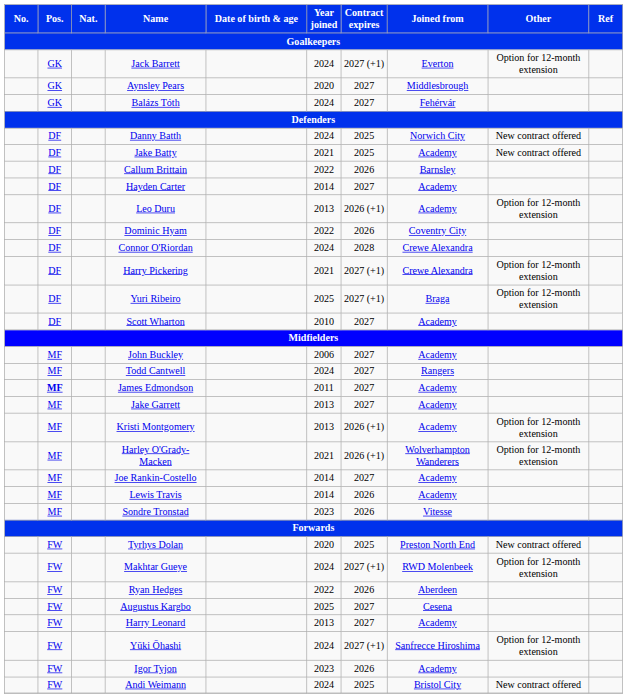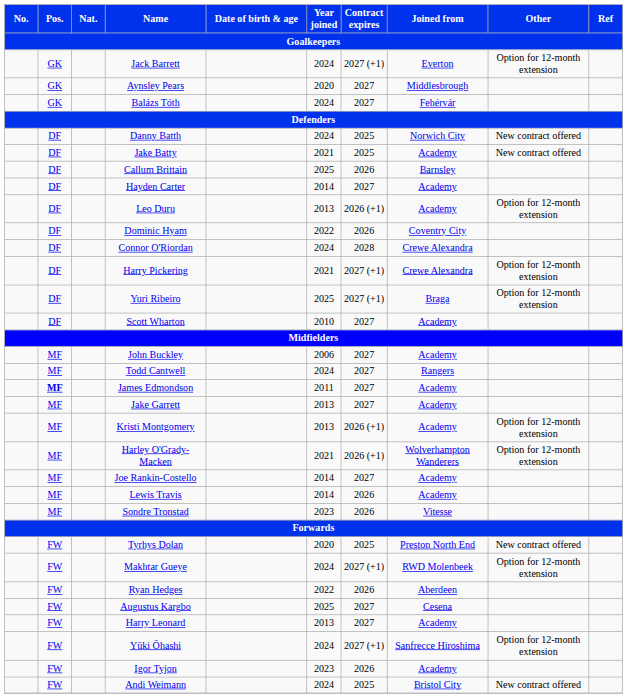(324, 170) 2022 -> (324, 170) 2025
